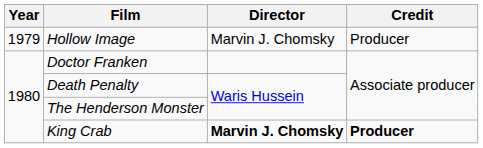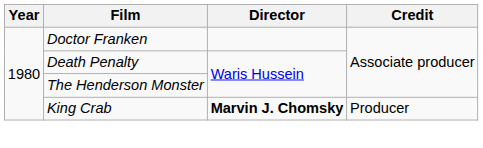- row: (91, 39)
(382, 131) bold -> (380, 108) normal
